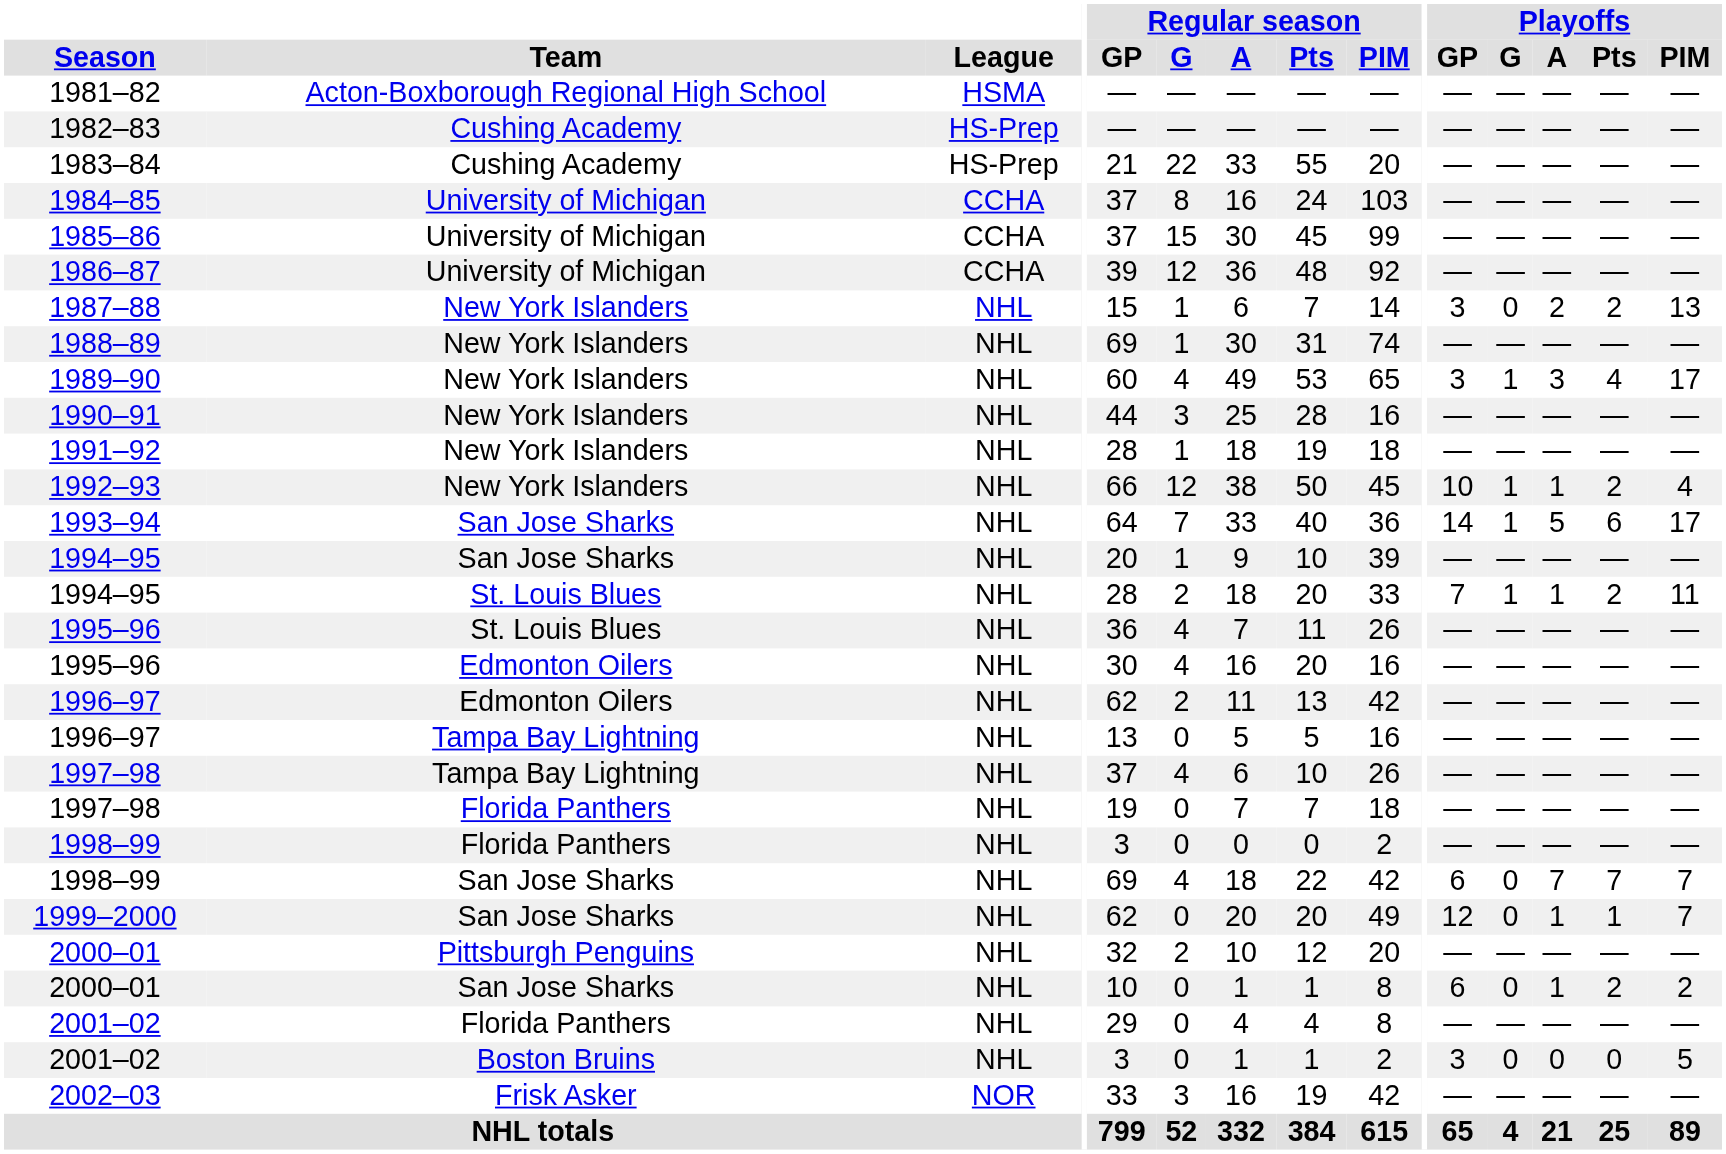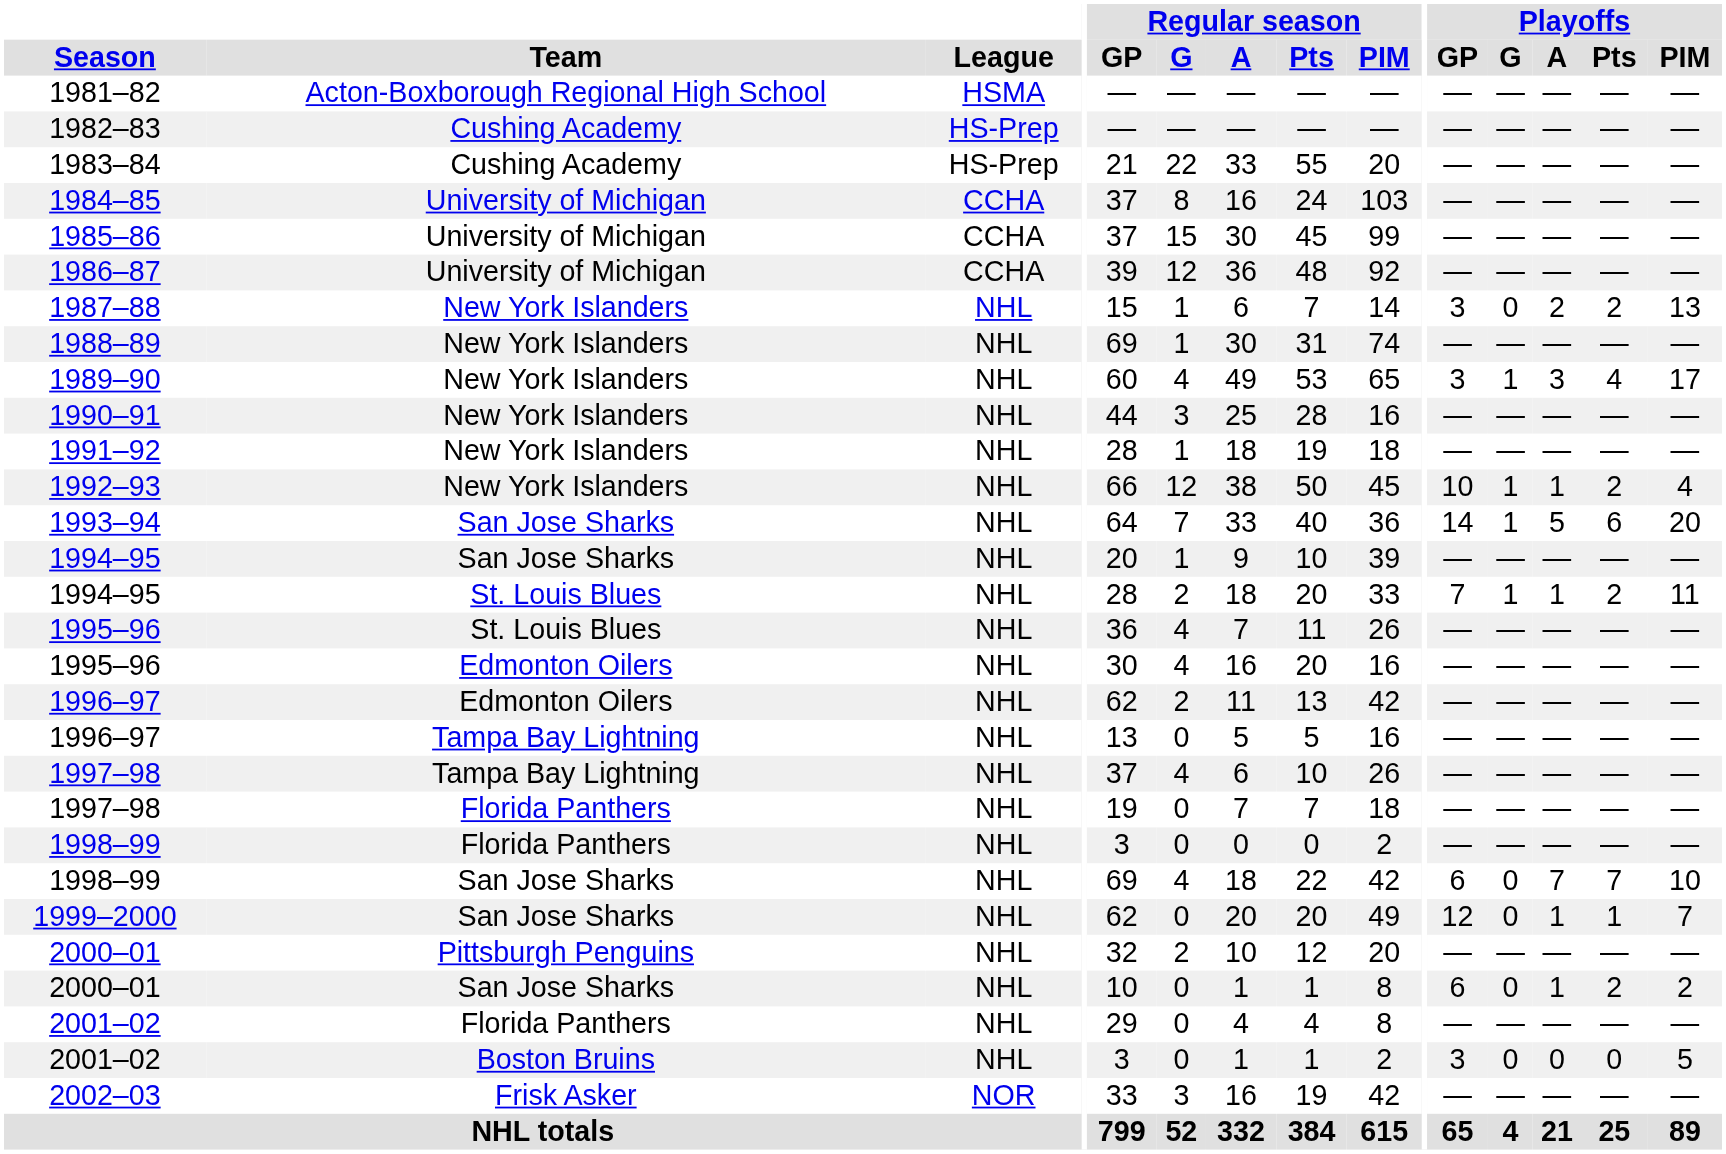(1685, 522) 17 -> (1685, 522) 20
(1685, 880) 7 -> (1685, 880) 10
